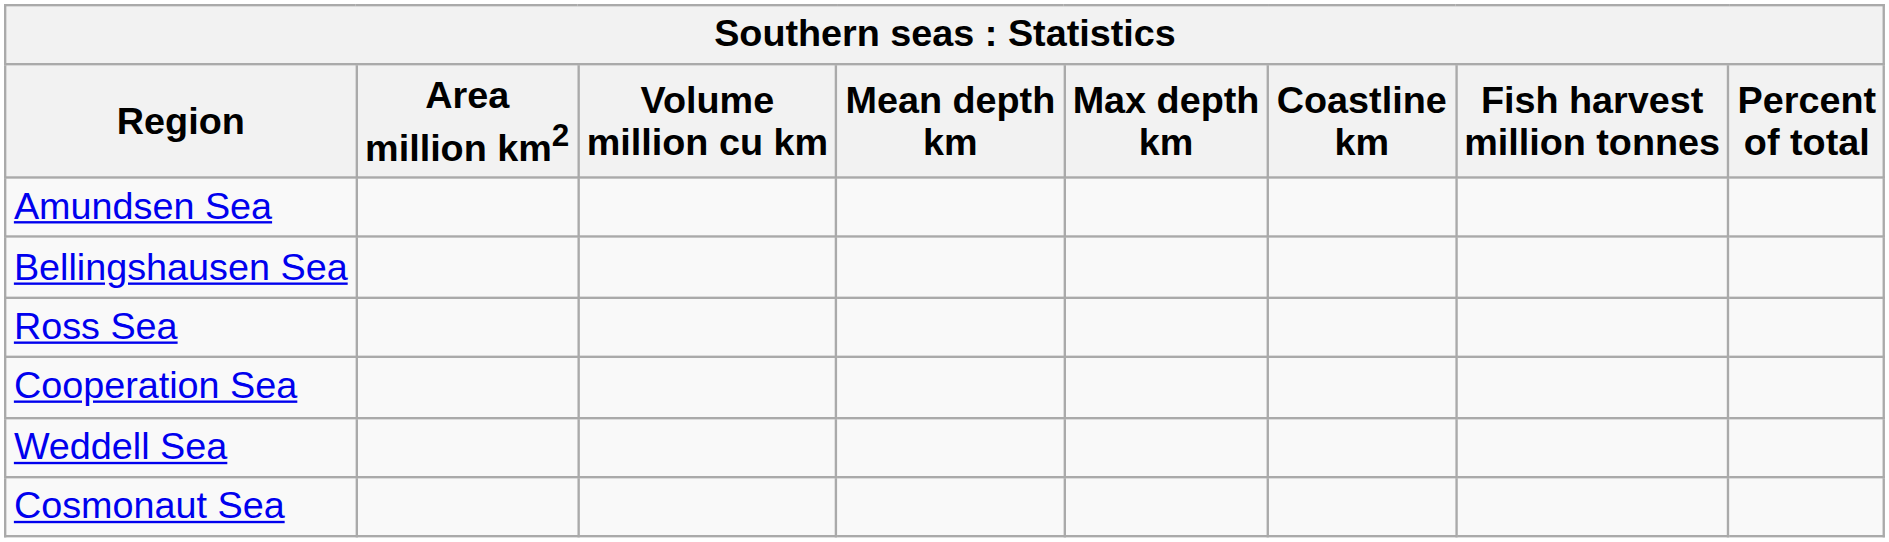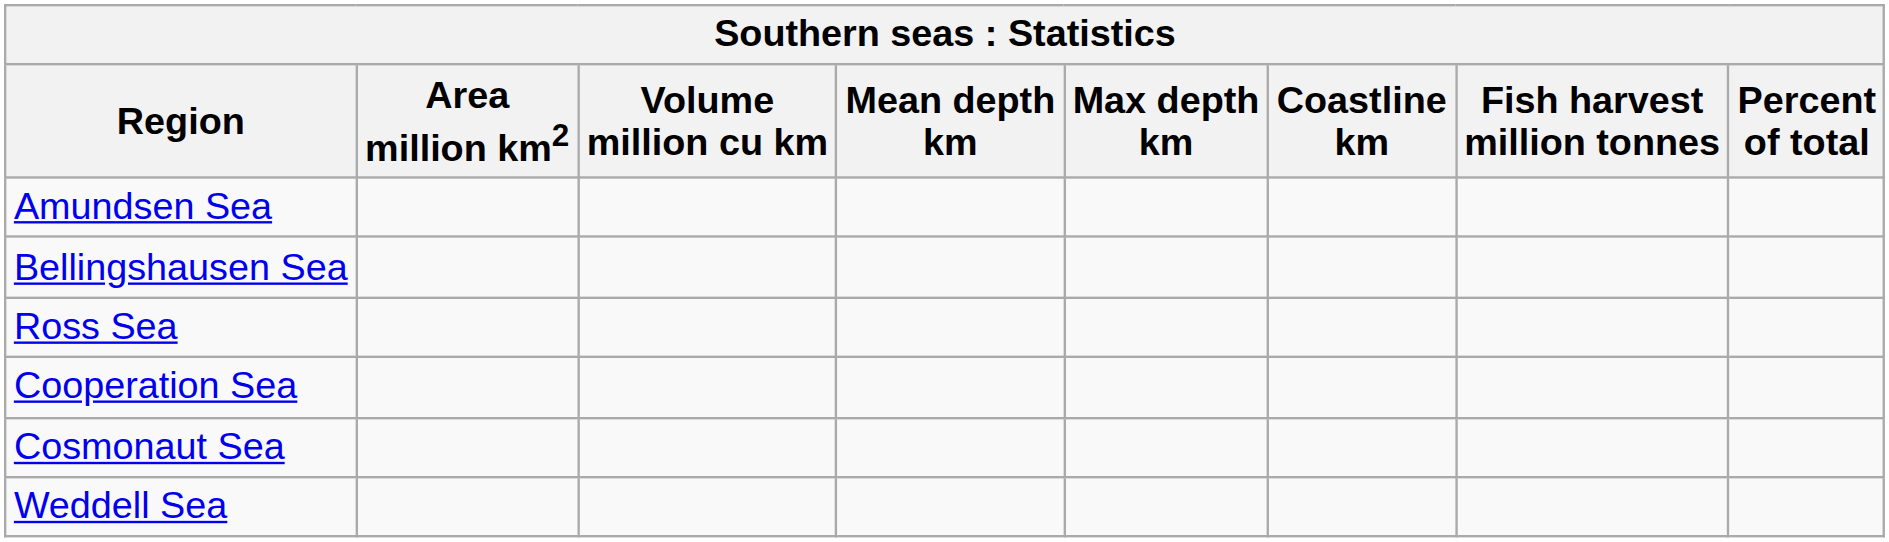rows swapped: (149, 506) <-> (121, 446)
